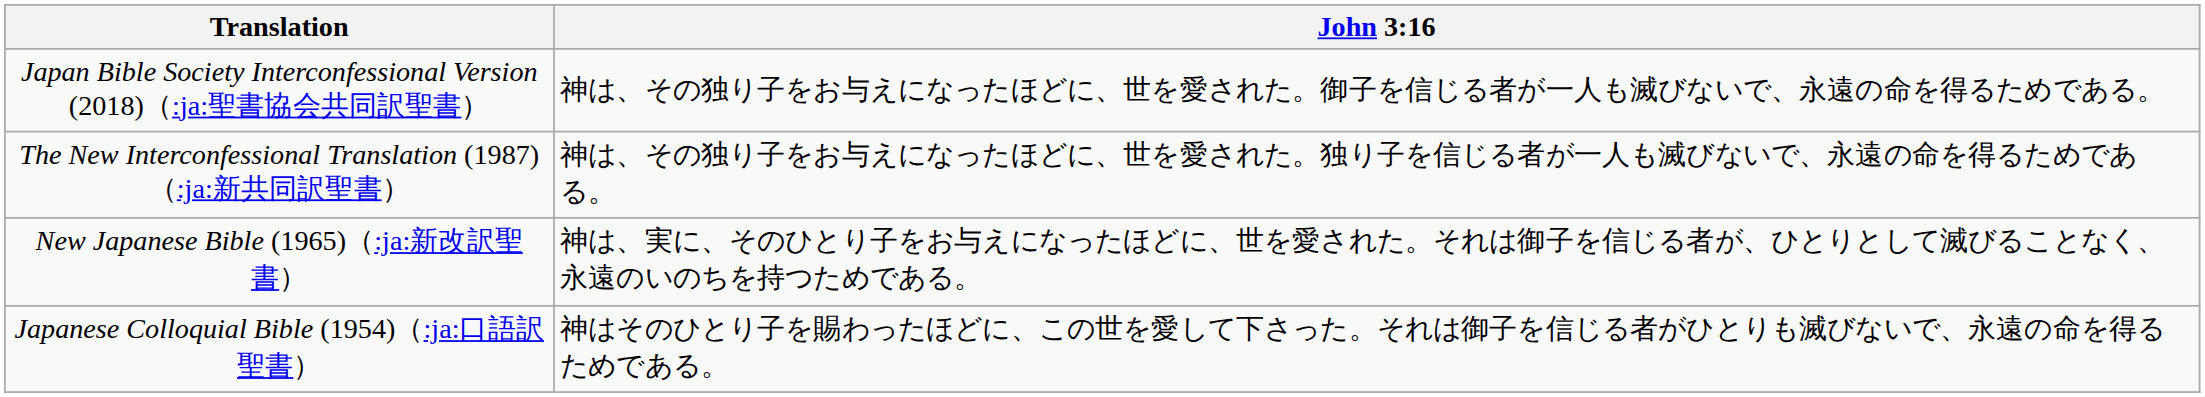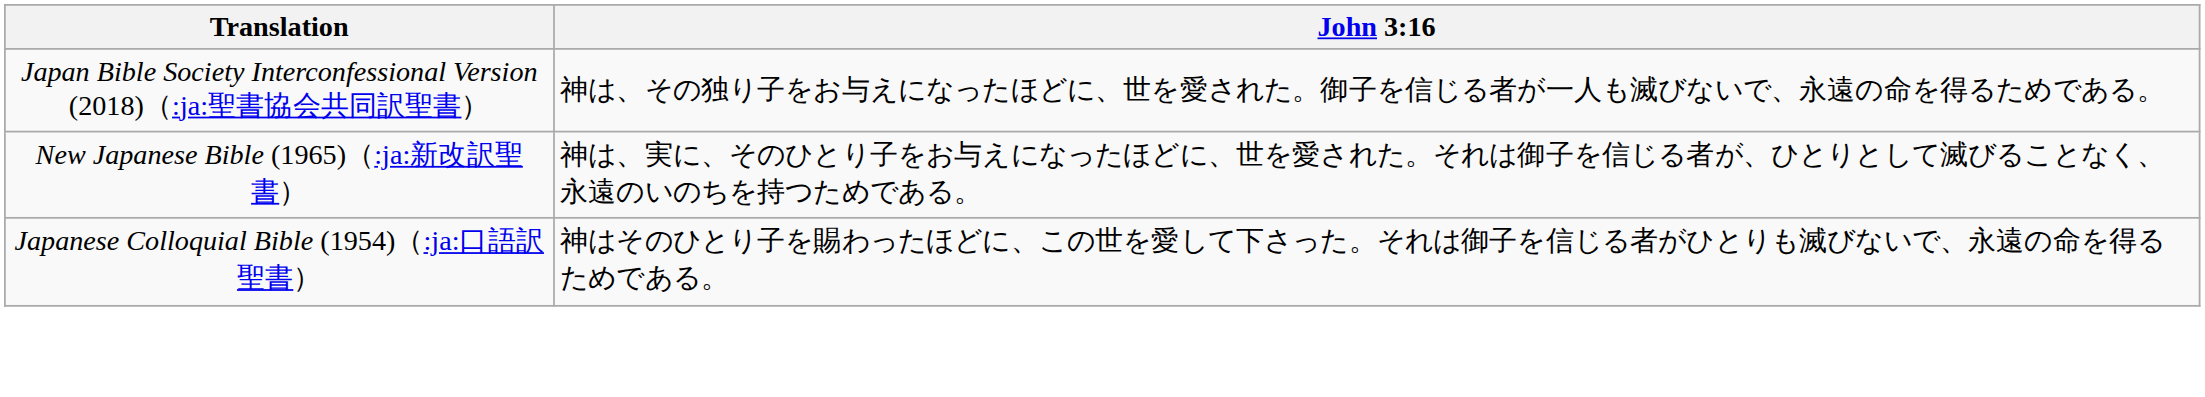- row: (279, 172)
